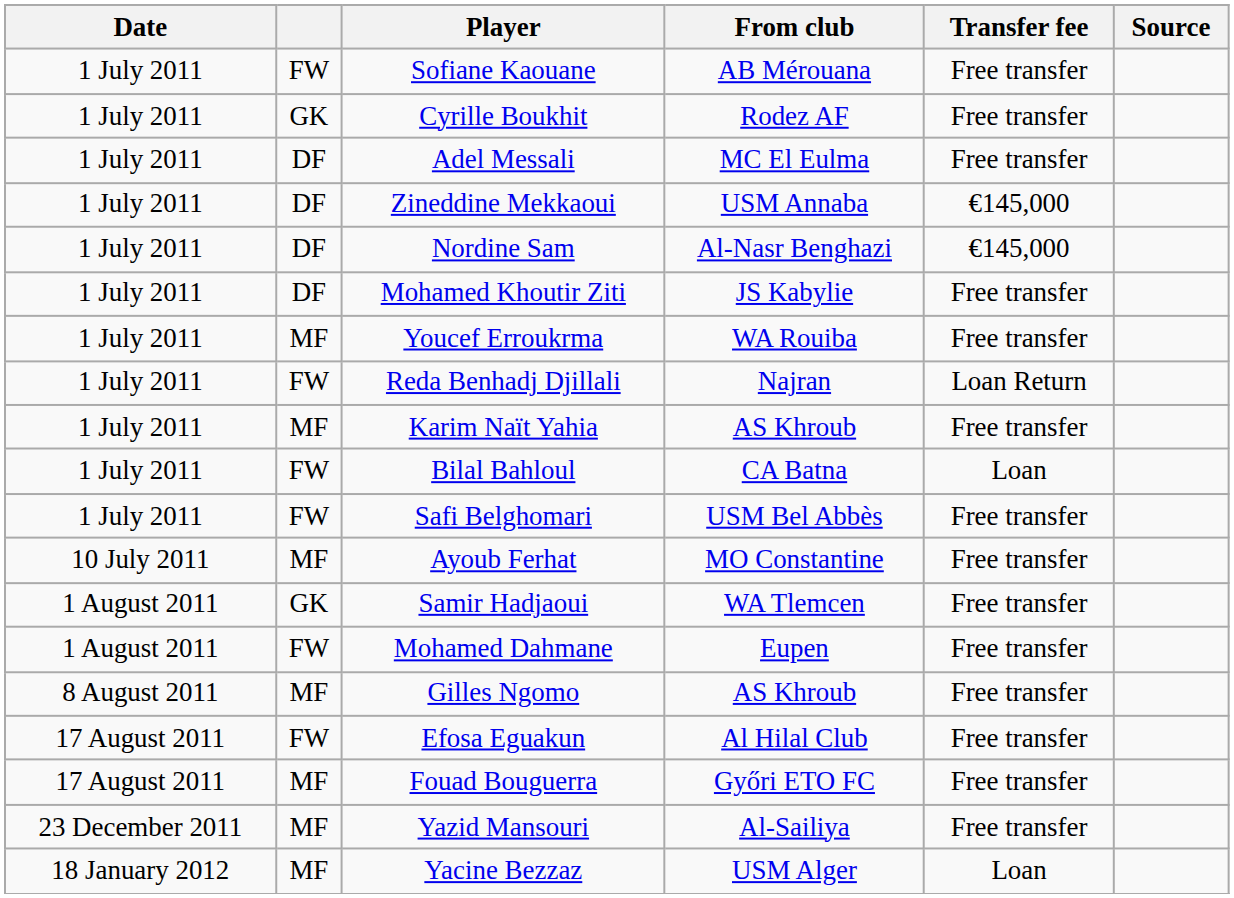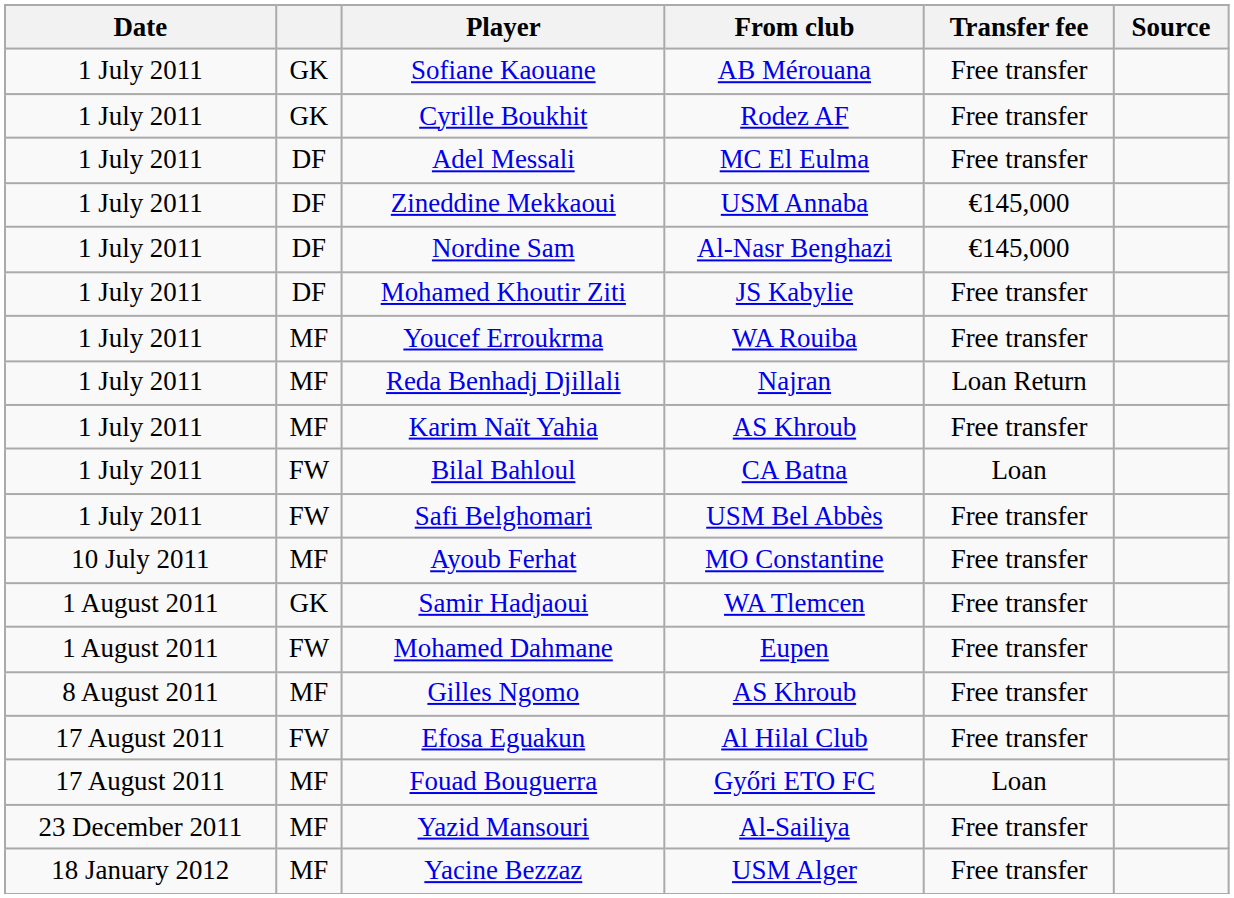(309, 70) FW -> (309, 70) GK
(309, 381) FW -> (309, 381) MF
(1019, 781) Free transfer -> (1019, 781) Loan
(1019, 870) Loan -> (1019, 870) Free transfer
